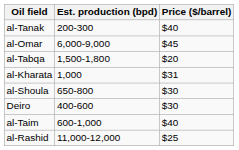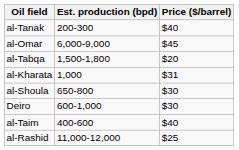(75, 106) 400-600 -> (79, 106) 600-1,000
(79, 122) 600-1,000 -> (75, 122) 400-600
